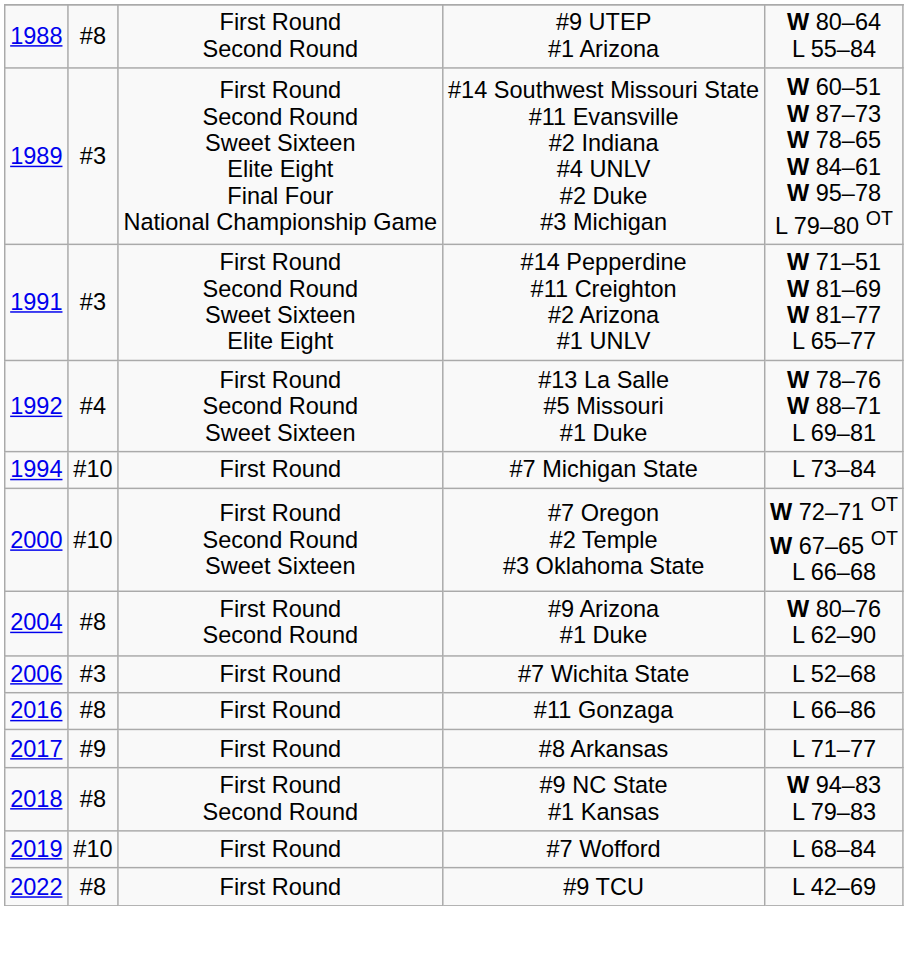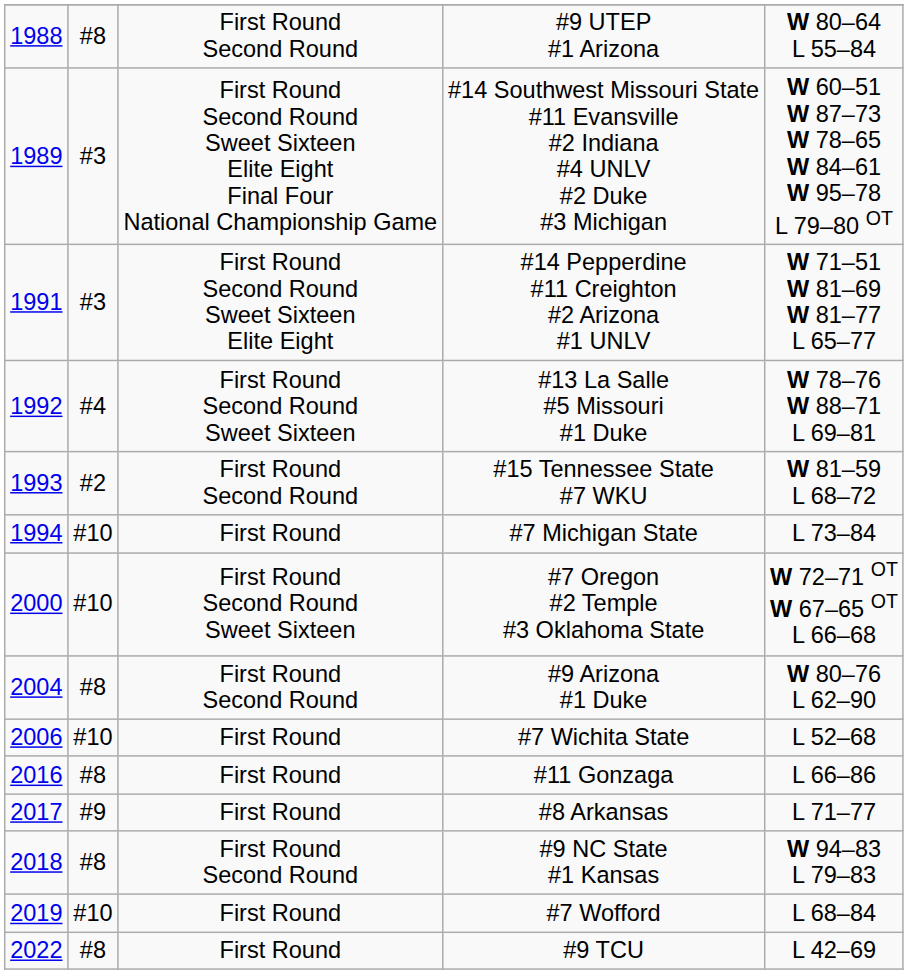+ row: (604, 483)
(93, 673) #3 -> (93, 737) #10
